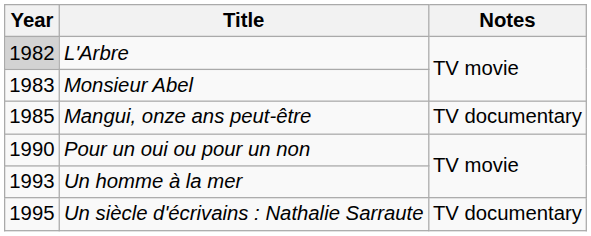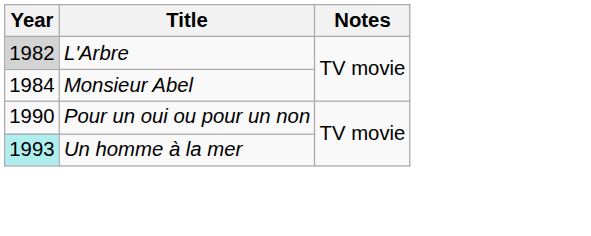(32, 85) 1983 -> (32, 85) 1984
- row: (188, 117)
(32, 181) no background -> (32, 149) paleturquoise background
- row: (244, 213)
